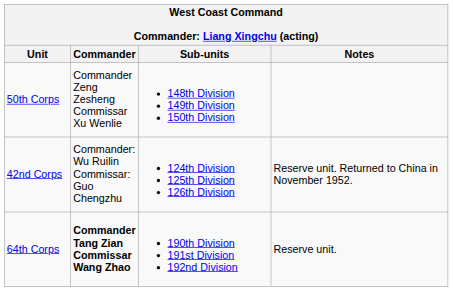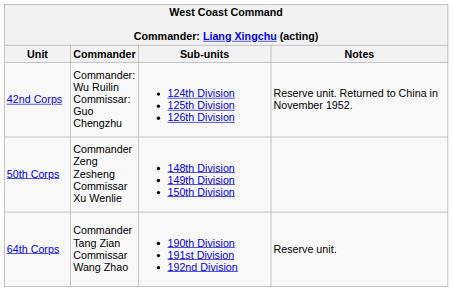rows swapped: (35, 174) <-> (33, 99)
(104, 249) bold -> (103, 249) normal
